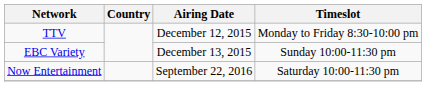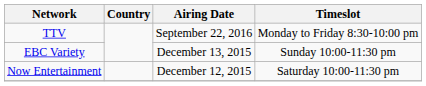(204, 33) December 12, 2015 -> (204, 33) September 22, 2016
(204, 71) September 22, 2016 -> (204, 71) December 12, 2015
